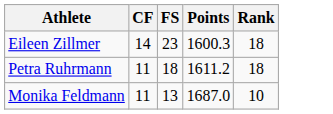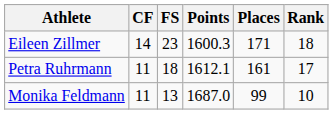+ column: (259, 17)
(208, 70) 1611.2 -> (208, 70) 1612.1
(256, 70) 18 -> (306, 70) 17
